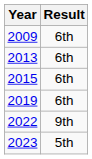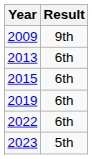(64, 36) 6th -> (64, 36) 9th
(64, 121) 9th -> (64, 121) 6th
